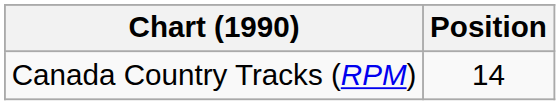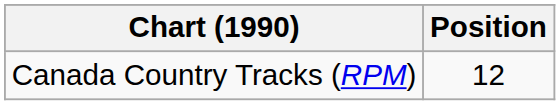(488, 74) 14 -> (488, 74) 12
